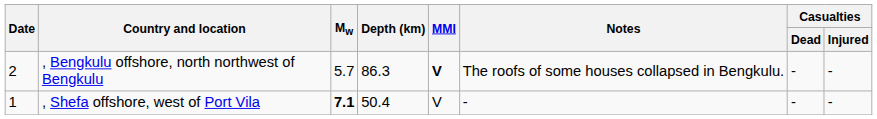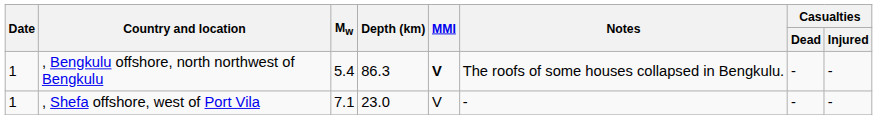(13, 71) 2 -> (13, 71) 1
(344, 71) 5.7 -> (344, 71) 5.4
(344, 102) bold -> (344, 102) normal
(376, 102) 50.4 -> (376, 102) 23.0
